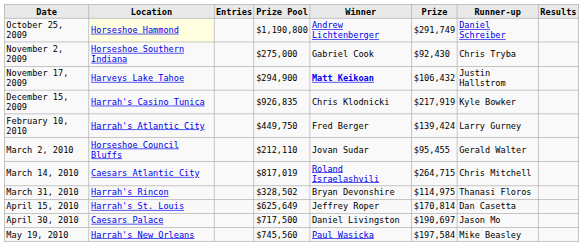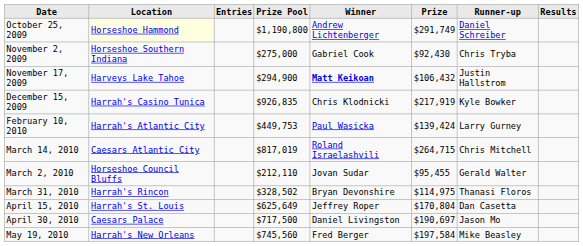(277, 126) $449,750 -> (277, 126) $449,753
(340, 126) Fred Berger -> (343, 126) Paul Wasicka
rows swapped: (40, 150) <-> (43, 174)
(434, 206) $170,814 -> (434, 206) $170,804
(343, 234) Paul Wasicka -> (340, 234) Fred Berger
